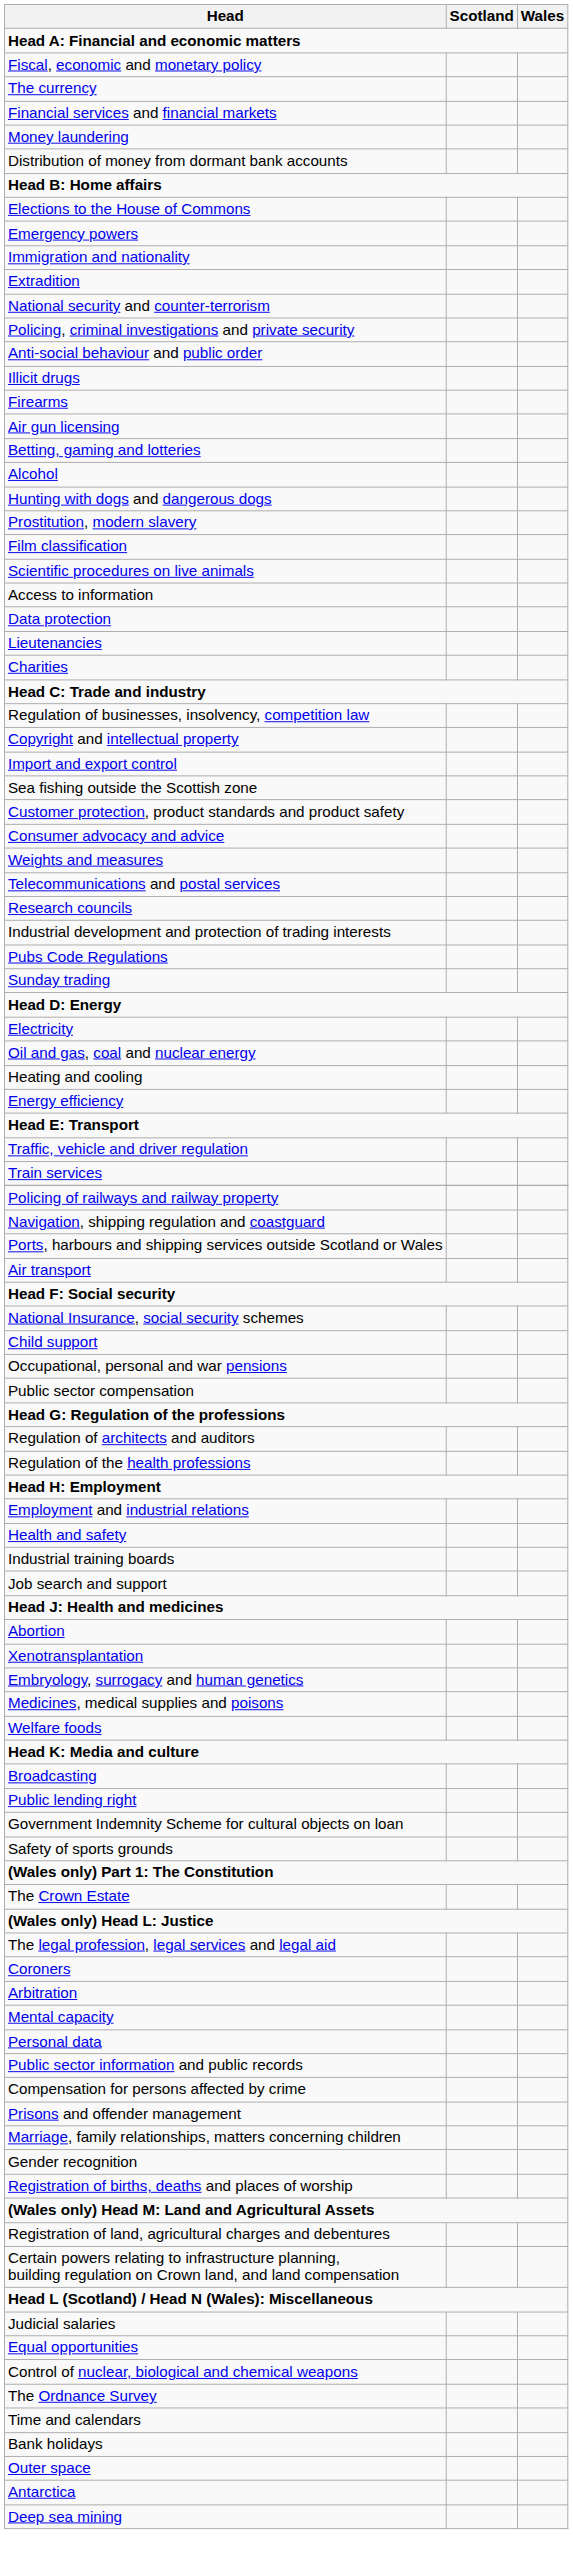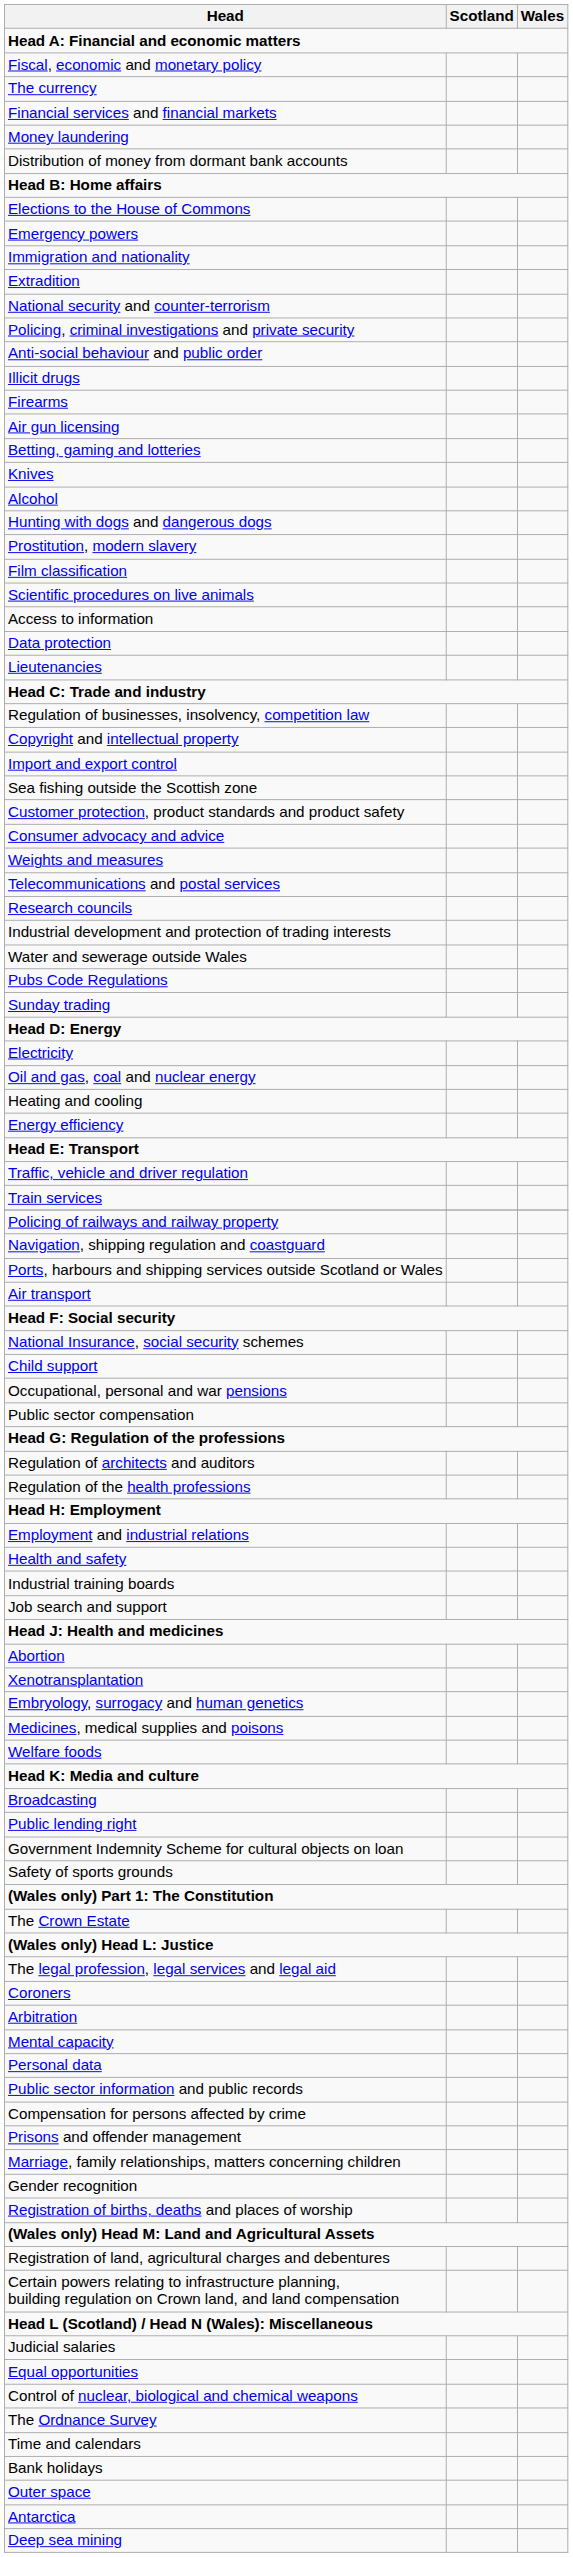+ row: (31, 474)
- row: (38, 667)
+ row: (127, 956)
